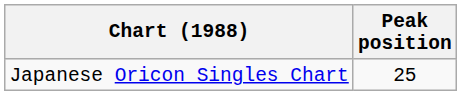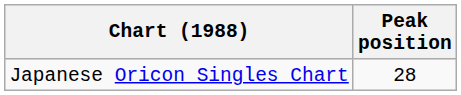(405, 75) 25 -> (405, 75) 28
